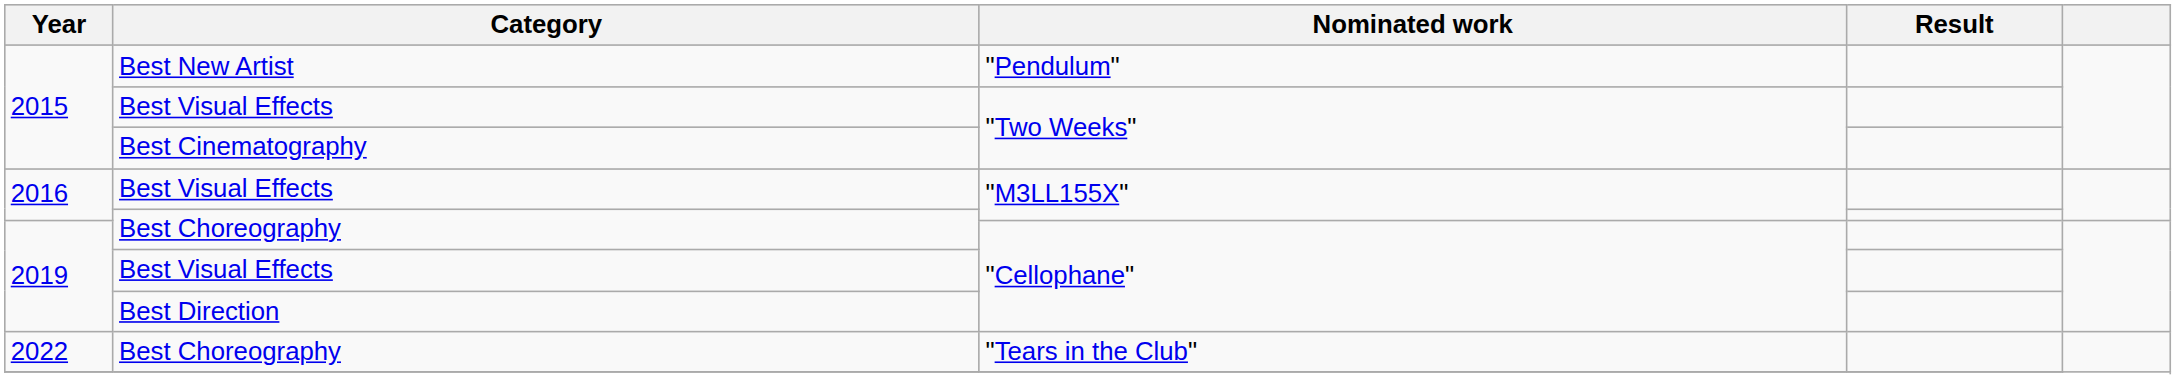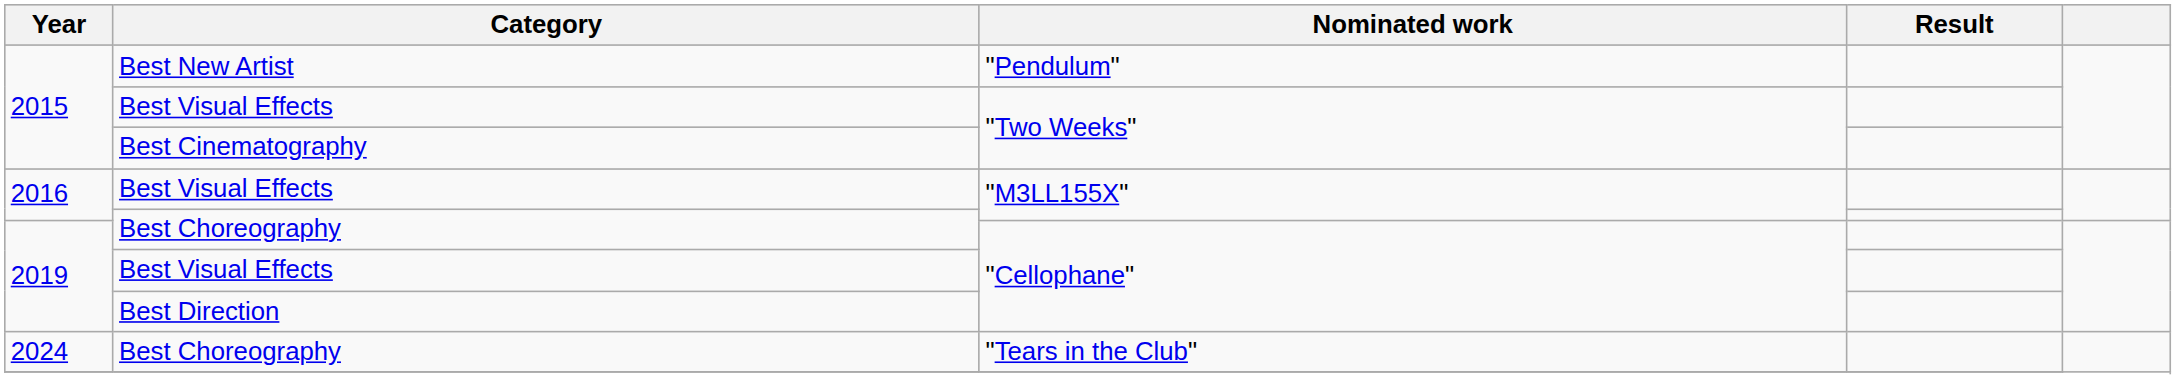(39, 351) 2022 -> (39, 351) 2024
